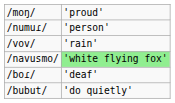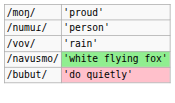- row: (21, 75)
(98, 91) no background -> (98, 75) pink background
